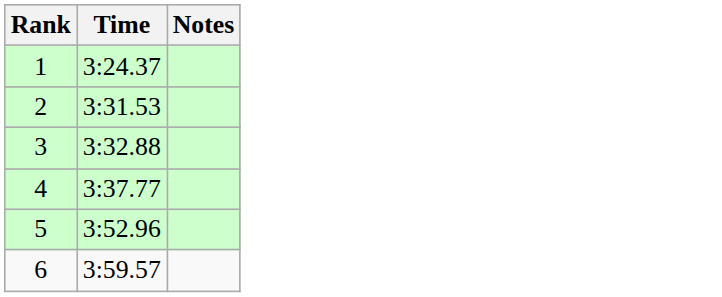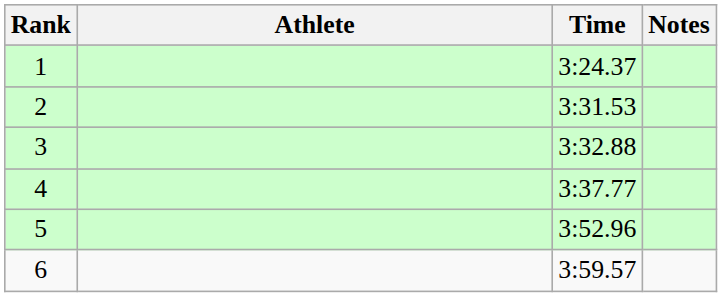+ column: (315, 24)
